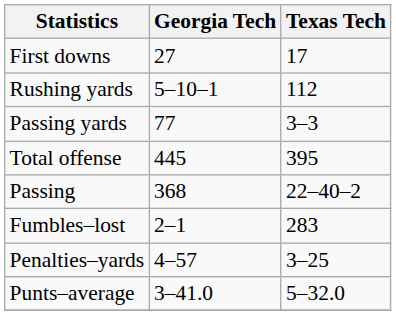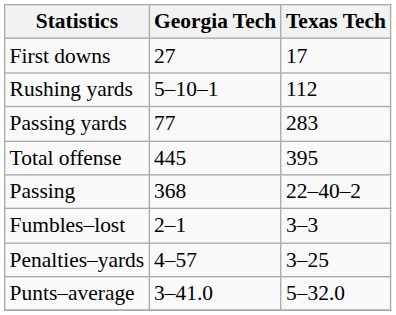(302, 123) 3–3 -> (302, 123) 283
(302, 225) 283 -> (302, 225) 3–3
